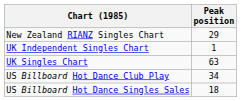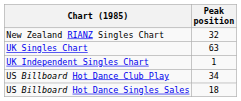(214, 35) 29 -> (214, 35) 32
rows swapped: (47, 62) <-> (78, 49)
